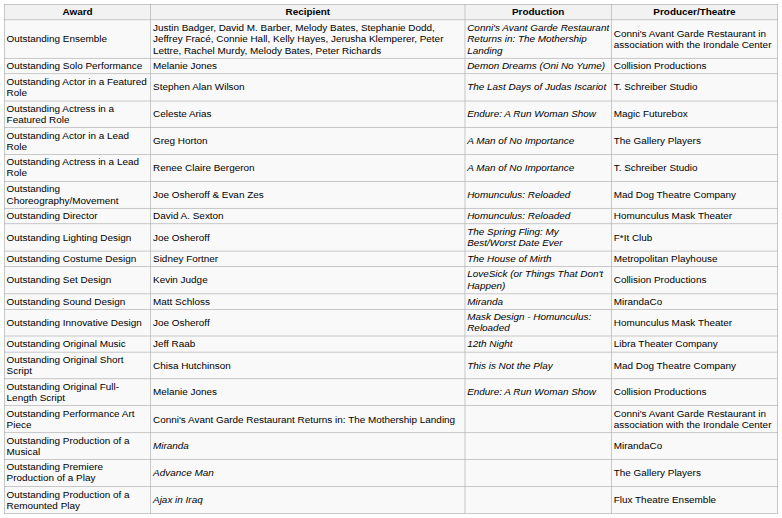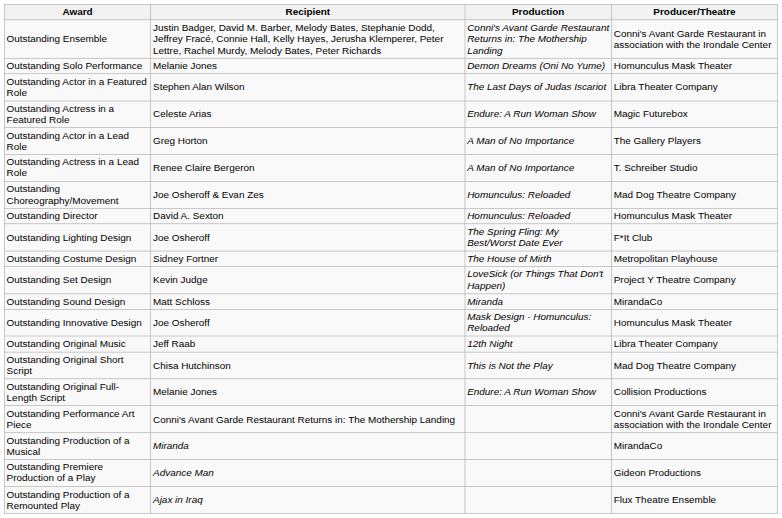(660, 66) Collision Productions -> (673, 66) Homunculus Mask Theater
(656, 87) T. Schreiber Studio -> (666, 87) Libra Theater Company
(660, 280) Collision Productions -> (675, 280) Project Y Theatre Company
(657, 473) The Gallery Players -> (657, 473) Gideon Productions
